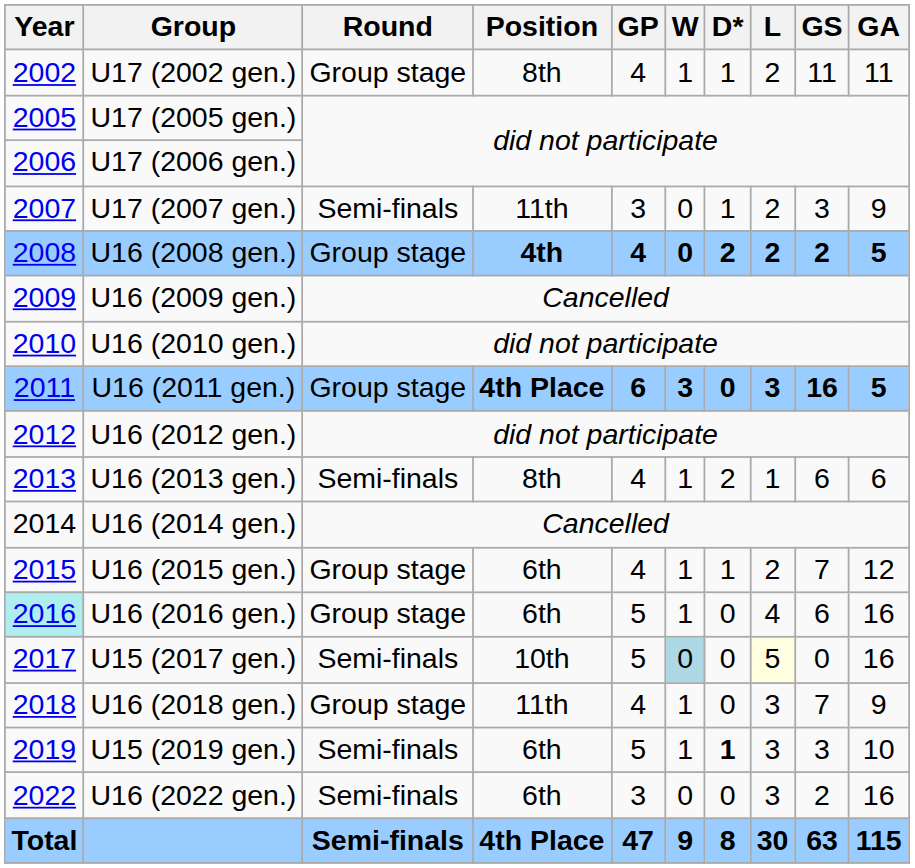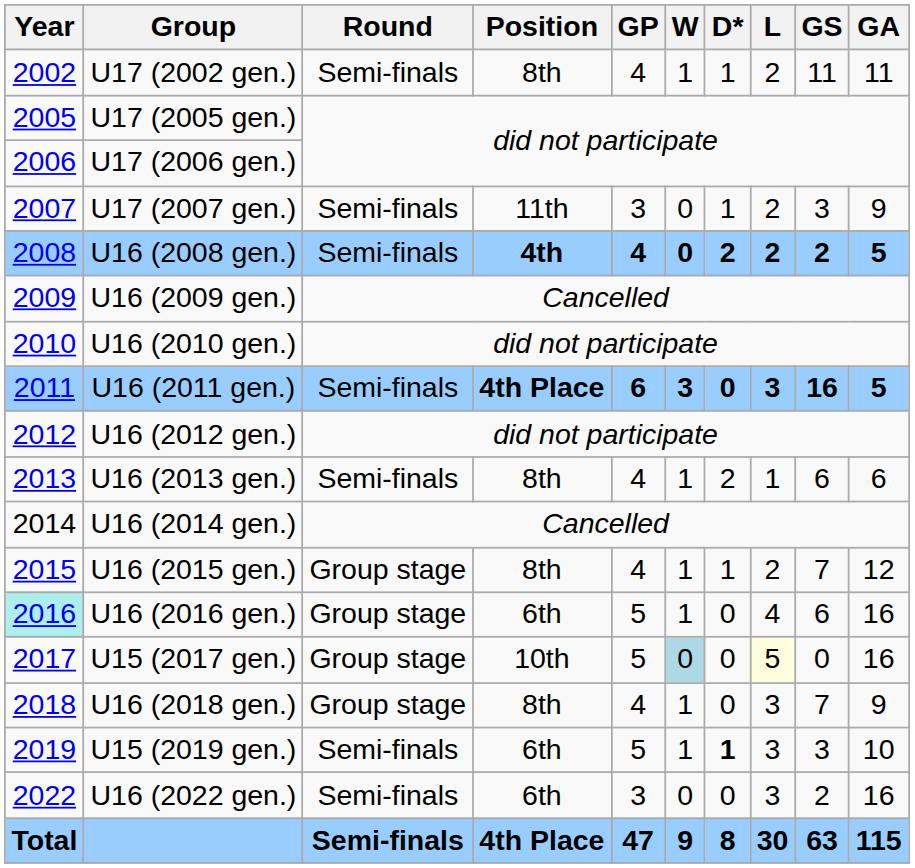(388, 72) Group stage -> (388, 72) Semi-finals
(388, 252) Group stage -> (388, 252) Semi-finals
(388, 388) Group stage -> (388, 388) Semi-finals
(542, 569) 6th -> (542, 569) 8th
(388, 659) Semi-finals -> (388, 659) Group stage
(542, 704) 11th -> (542, 704) 8th
